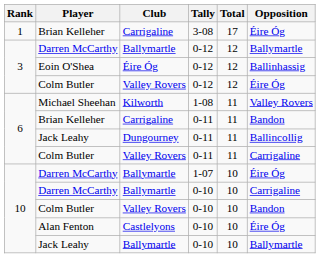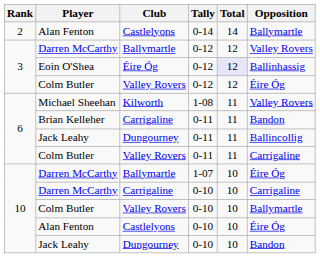- row: (71, 31)
+ row: (66, 31)
(276, 48) Ballymartle -> (281, 48) Valley Rovers
(232, 66) no background -> (232, 66) lavender background
(149, 191) Ballymartle -> (148, 191) Carrigaline
(267, 208) Bandon -> (276, 208) Ballymartle
(149, 244) Ballymartle -> (151, 244) Dungourney
(276, 244) Ballymartle -> (267, 244) Bandon
